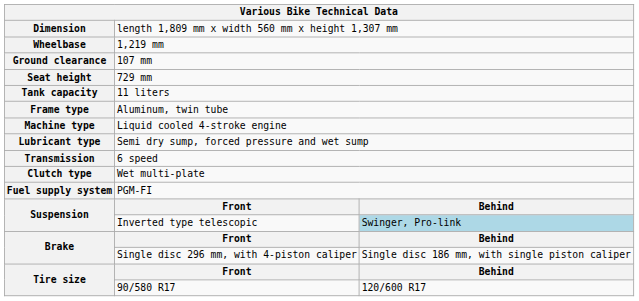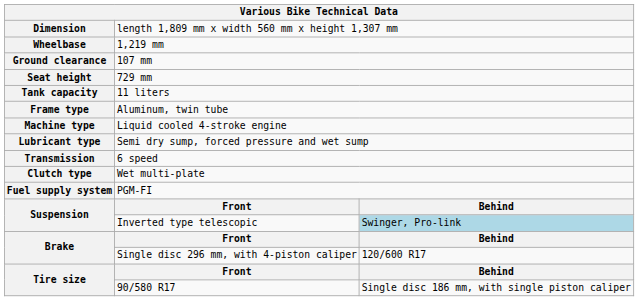(496, 256) Single disc 186 mm, with single piston caliper -> (394, 256) 120/600 R17
(394, 288) 120/600 R17 -> (496, 288) Single disc 186 mm, with single piston caliper
